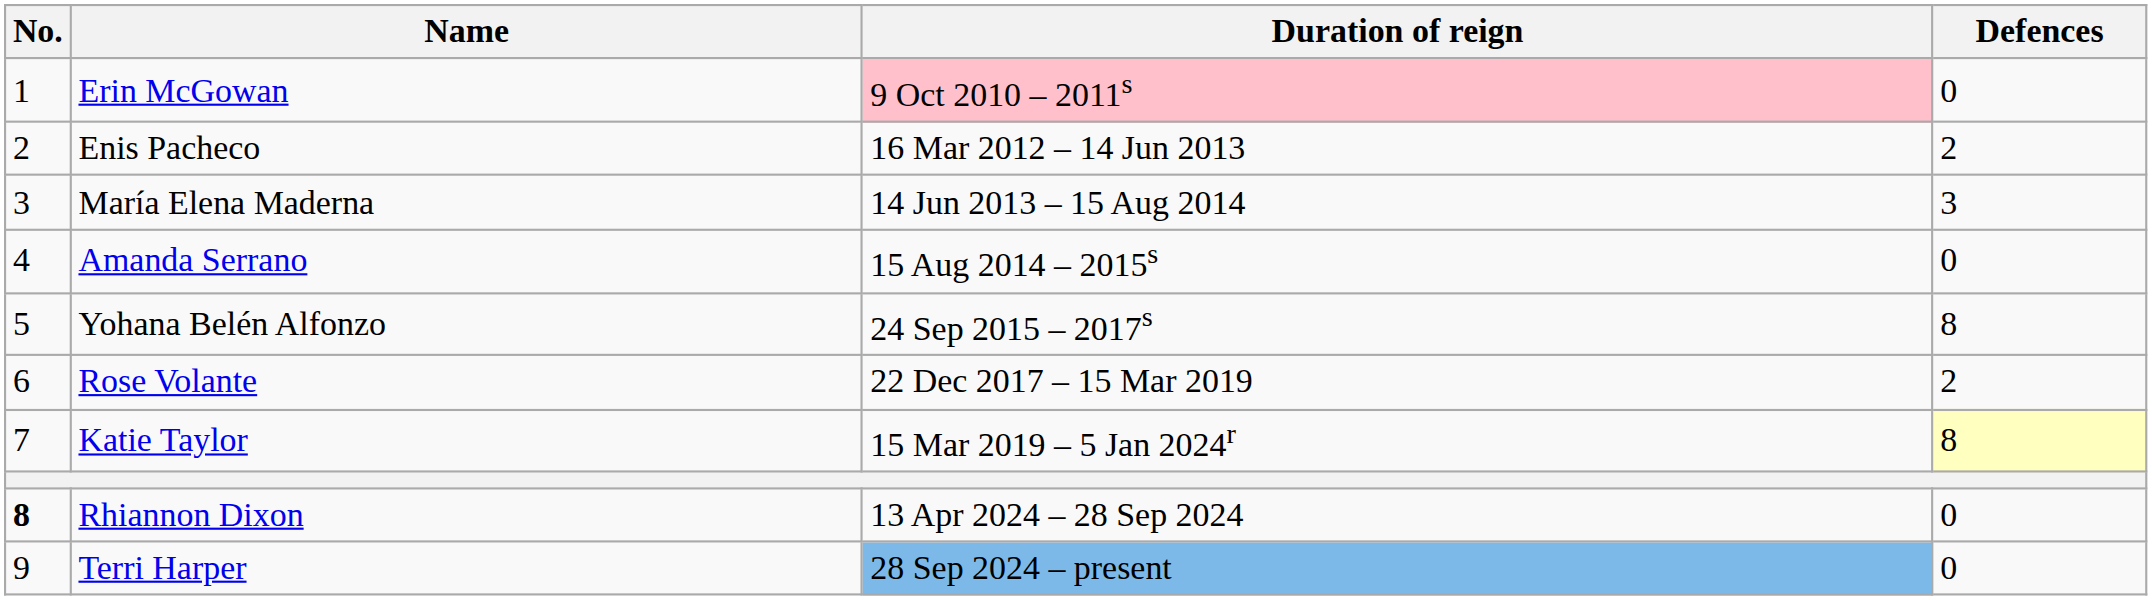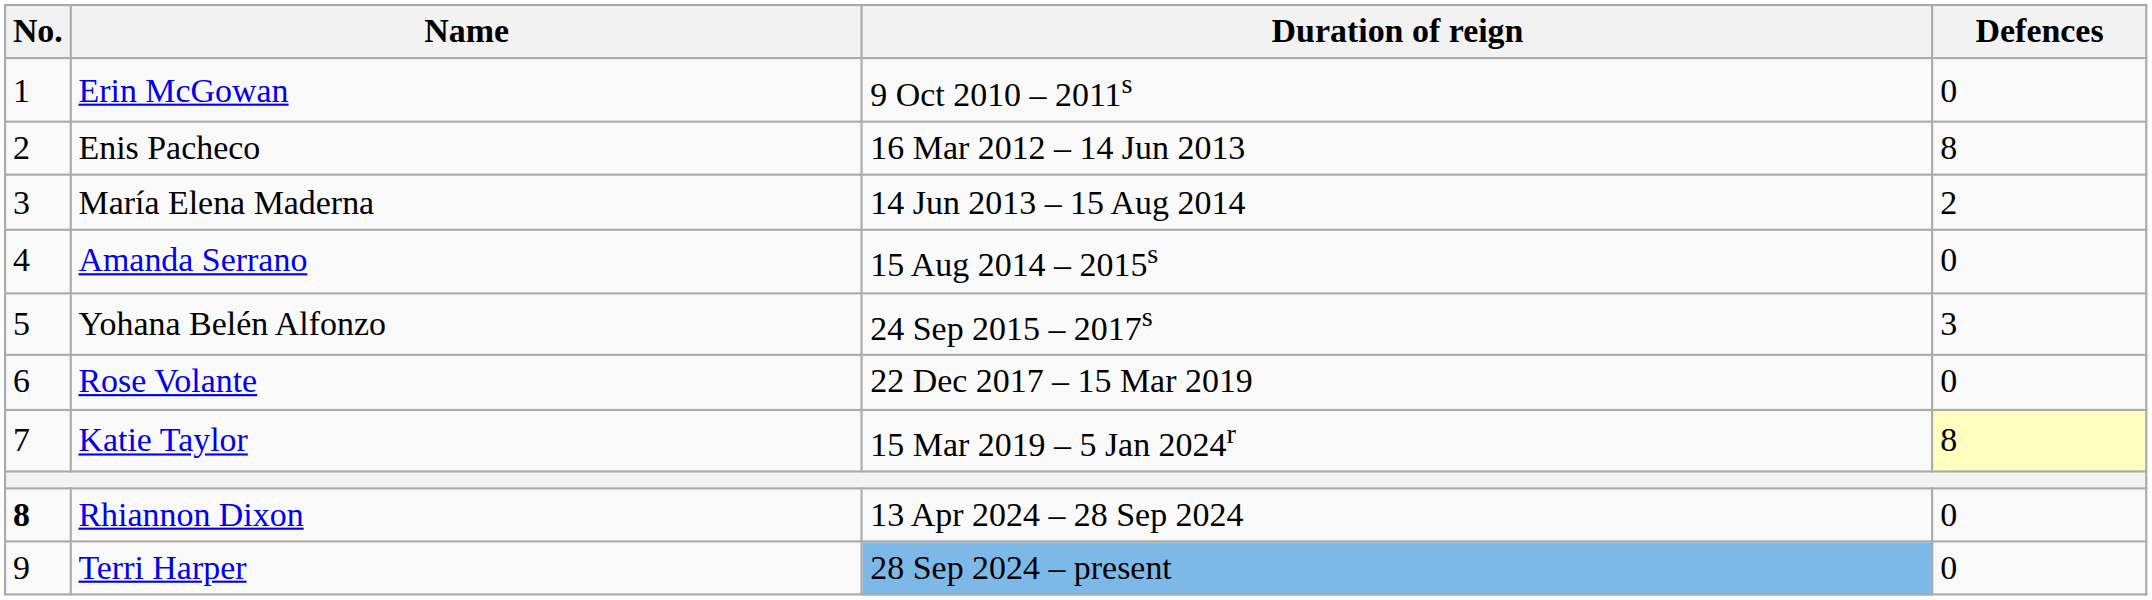(1001, 89) pink background -> (1001, 89) no background
(1949, 148) 2 -> (1949, 148) 8
(1949, 201) 3 -> (1949, 201) 2
(1949, 323) 8 -> (1949, 323) 3
(1949, 381) 2 -> (1949, 381) 0
